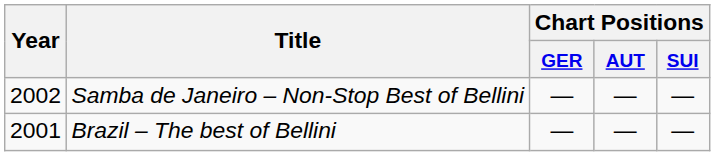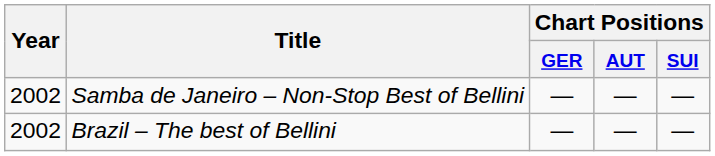(35, 131) 2001 -> (35, 131) 2002
